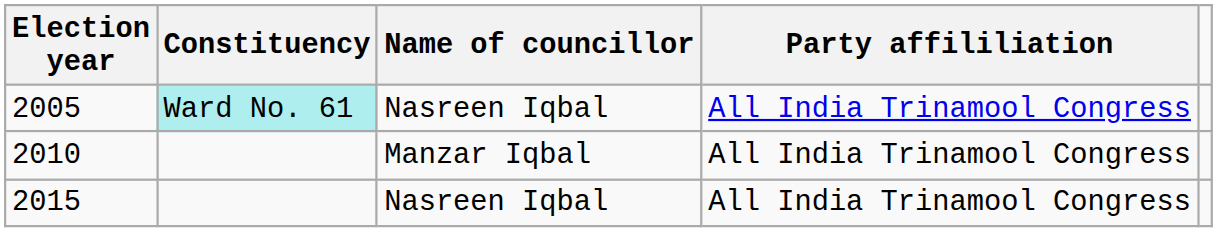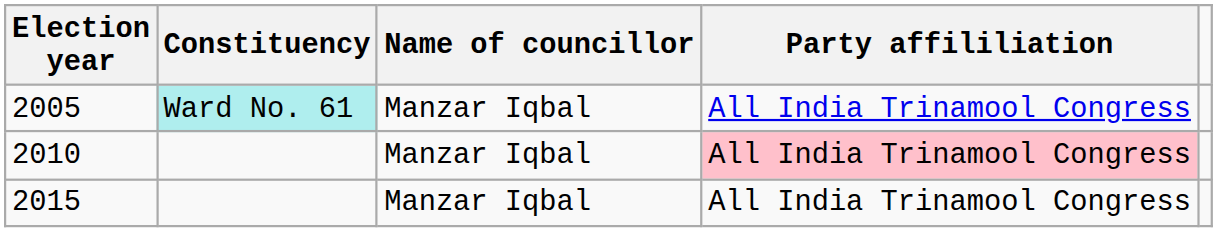(496, 108) Nasreen Iqbal -> (488, 108) Manzar Iqbal
(950, 155) no background -> (950, 155) pink background
(496, 202) Nasreen Iqbal -> (488, 202) Manzar Iqbal
